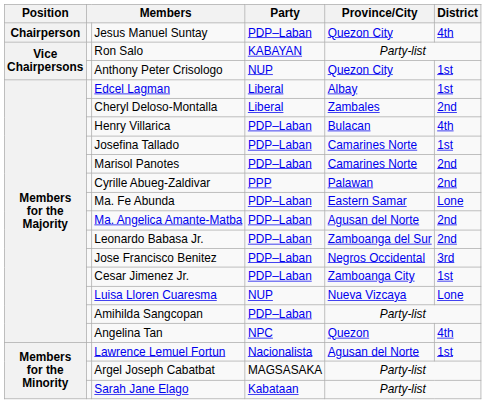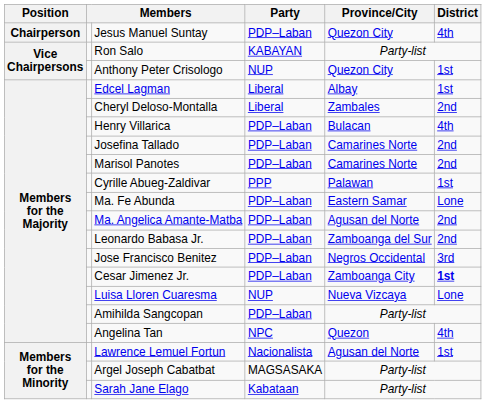(445, 145) 1st -> (447, 145) 2nd
(447, 182) 2nd -> (445, 182) 1st
(445, 276) normal -> (446, 276) bold
